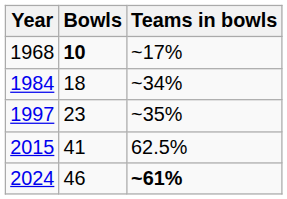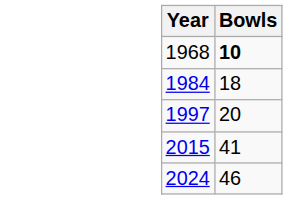- column: (204, 21)
(75, 115) 23 -> (230, 115) 20
